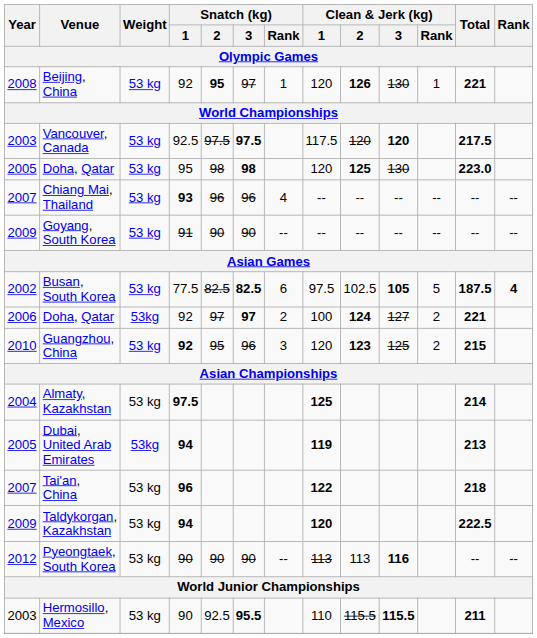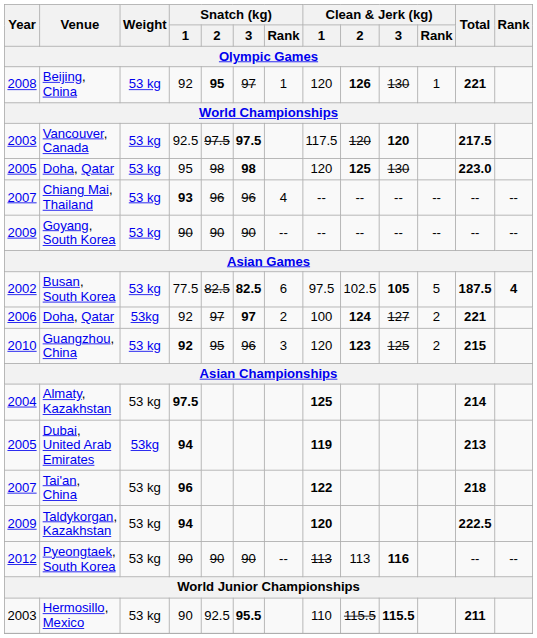(185, 233) 91 -> (185, 233) 90
